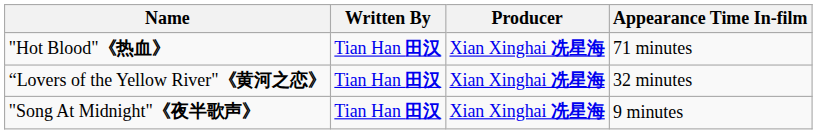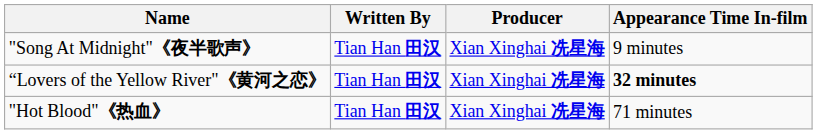rows swapped: (134, 111) <-> (89, 48)
(653, 80) normal -> (655, 80) bold
